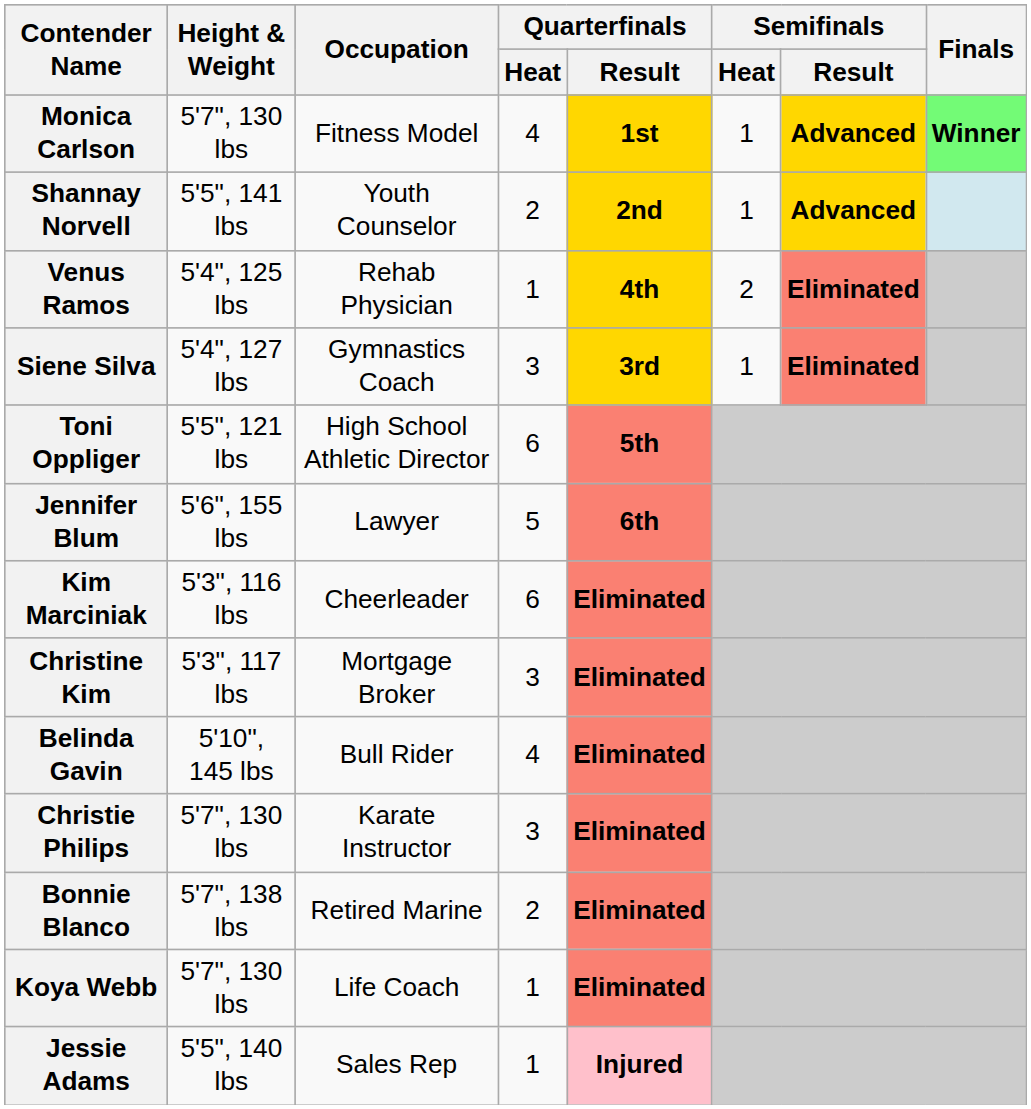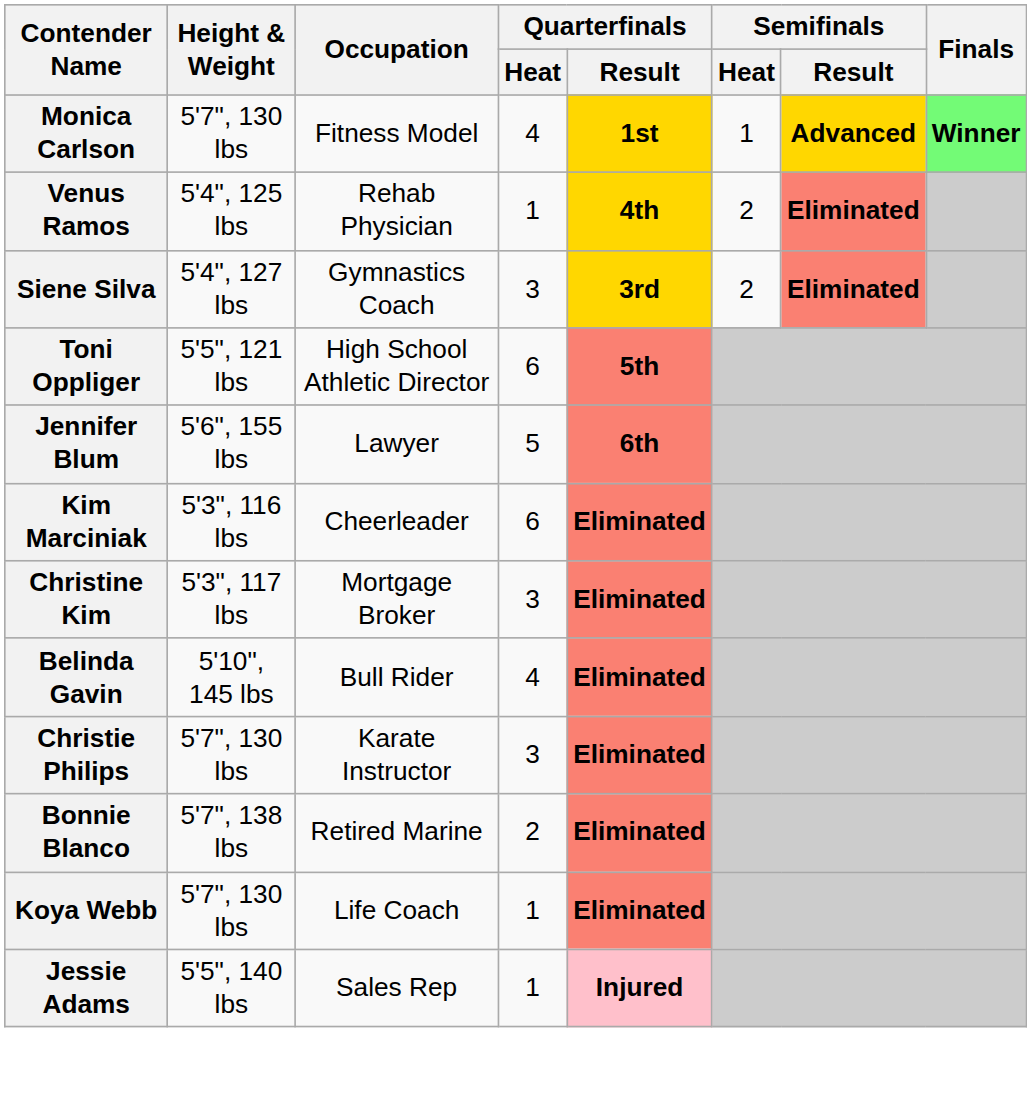- row: (86, 210)
(746, 366) 1 -> (746, 288) 2
